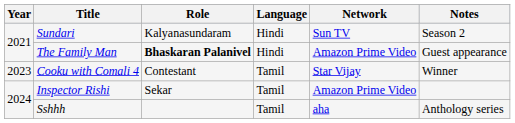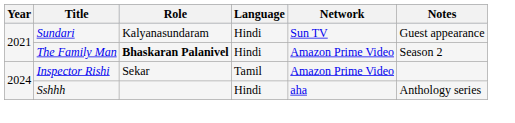(443, 33) Season 2 -> (442, 33) Guest appearance
(464, 52) Guest appearance -> (421, 52) Season 2
- row: (88, 71)
(270, 109) Tamil -> (248, 90) Hindi
